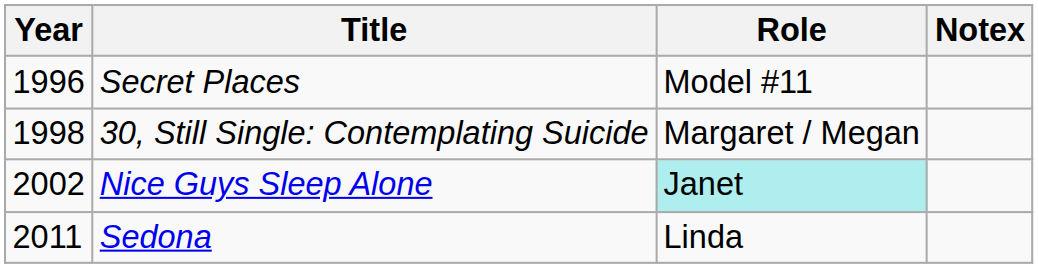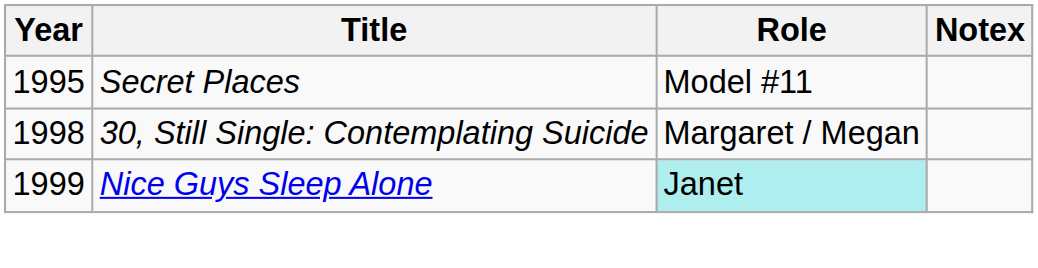(49, 81) 1996 -> (49, 81) 1995
(49, 184) 2002 -> (49, 184) 1999
- row: (156, 236)
